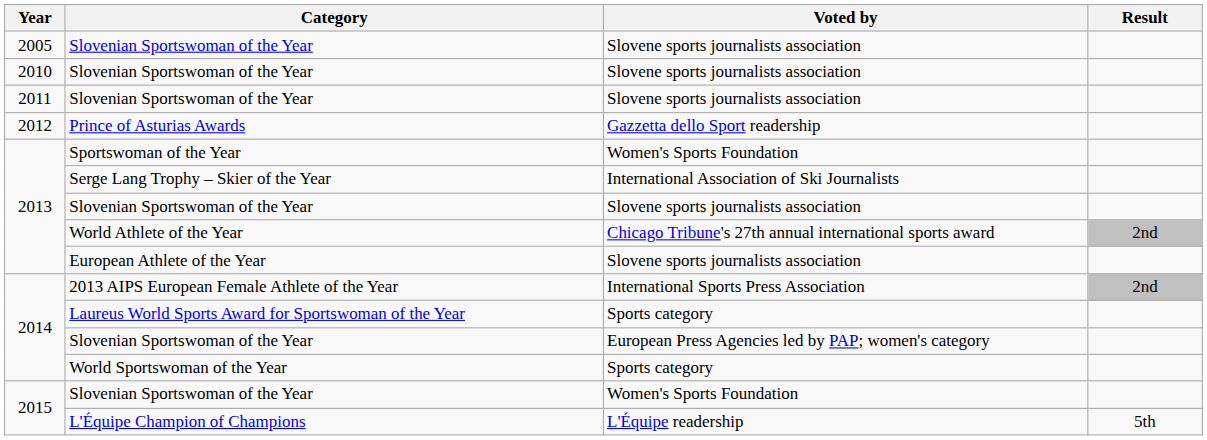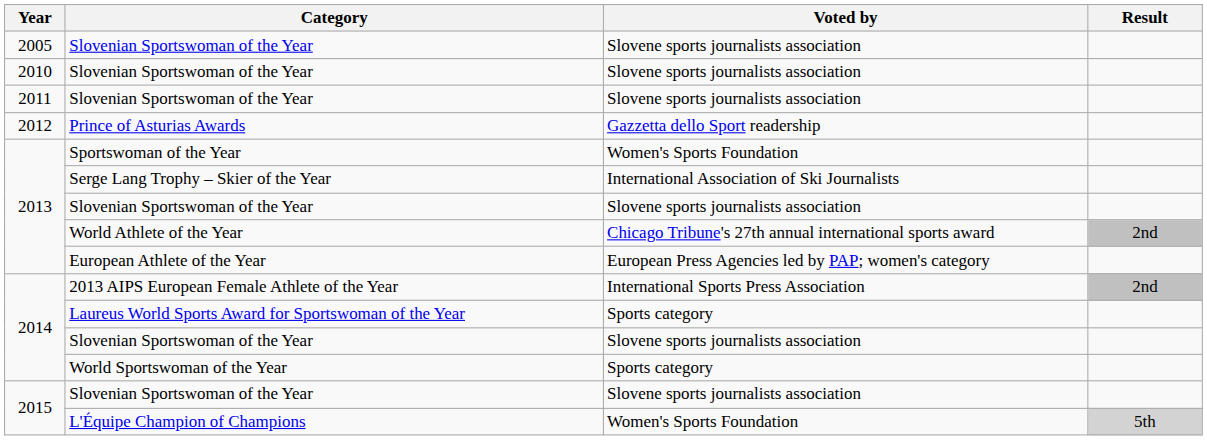(734, 260) Slovene sports journalists association -> (798, 260) European Press Agencies led by PAP; women's category
(798, 340) European Press Agencies led by PAP; women's category -> (734, 340) Slovene sports journalists association
(703, 394) Women's Sports Foundation -> (734, 394) Slovene sports journalists association
(675, 421) L'Équipe readership -> (703, 421) Women's Sports Foundation
(1145, 421) no background -> (1145, 421) lightgrey background
